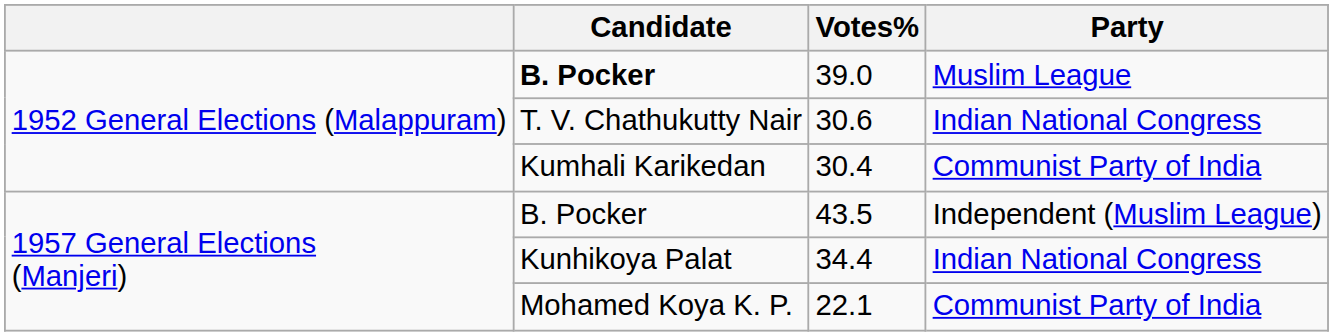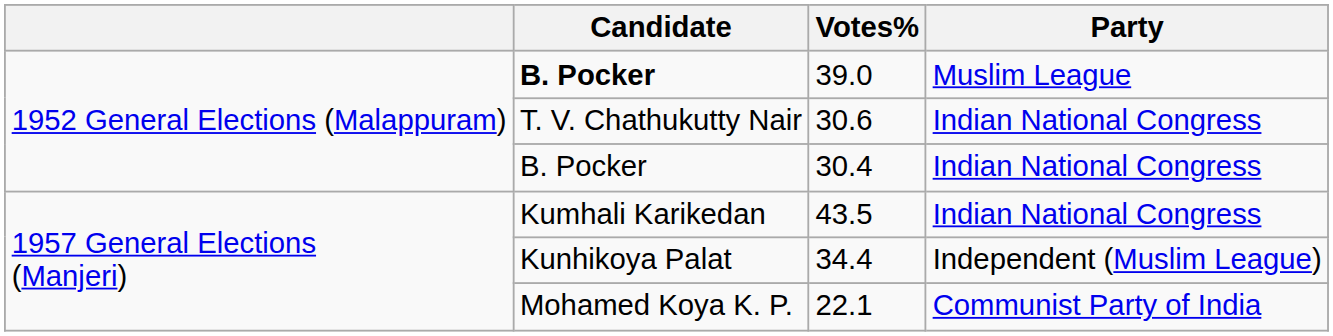(643, 167) Kumhali Karikedan -> (583, 167) B. Pocker
(1097, 167) Communist Party of India -> (1097, 167) Indian National Congress
(583, 213) B. Pocker -> (643, 213) Kumhali Karikedan
(1127, 213) Independent (Muslim League) -> (1097, 213) Indian National Congress
(1097, 259) Indian National Congress -> (1127, 259) Independent (Muslim League)
